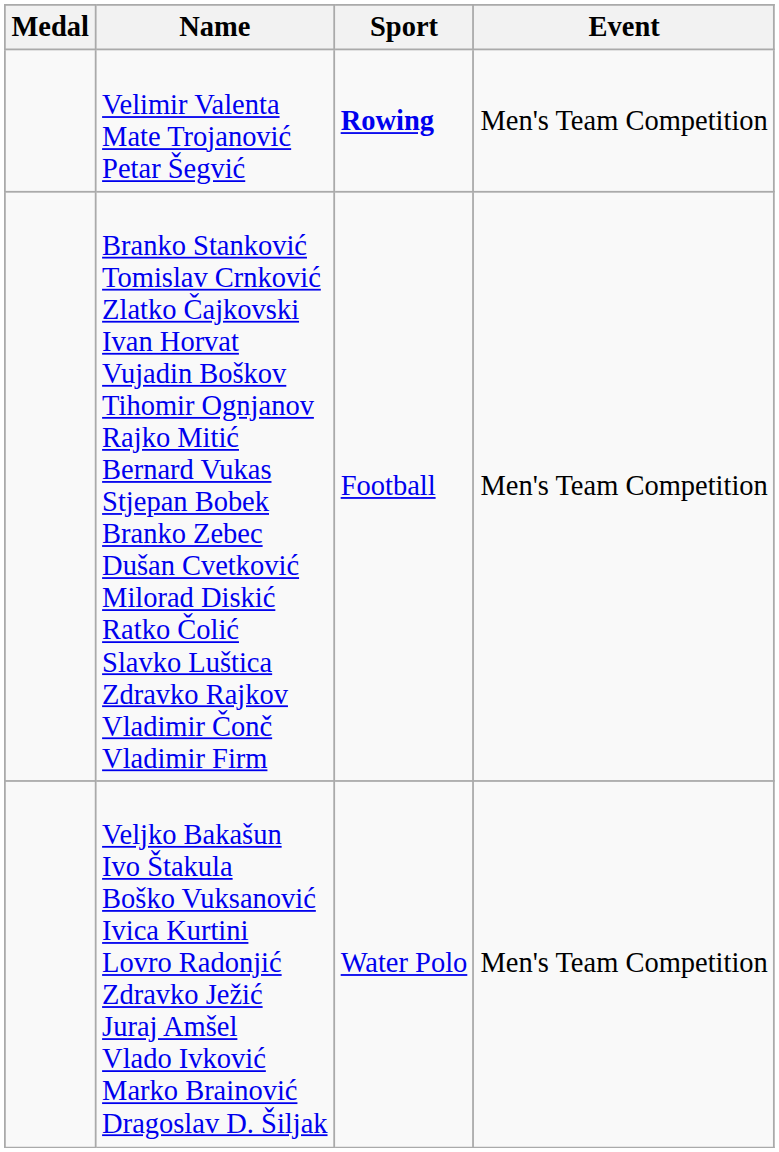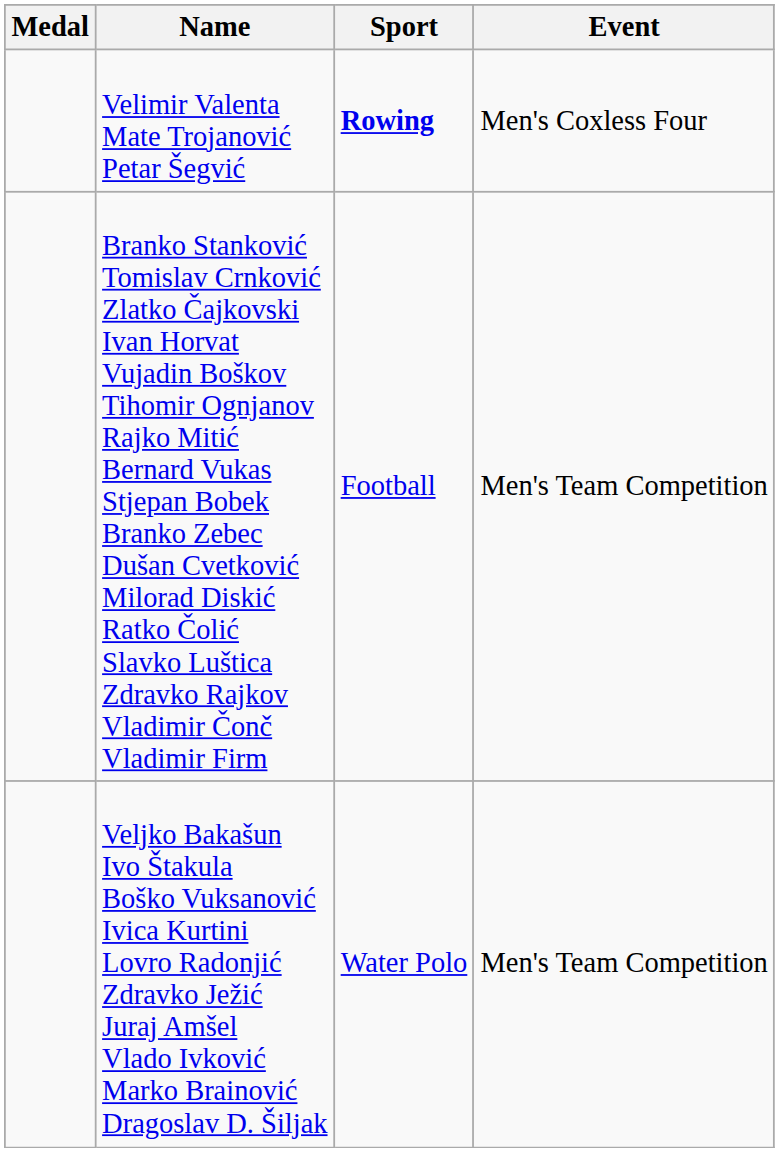(624, 120) Men's Team Competition -> (594, 120) Men's Coxless Four
